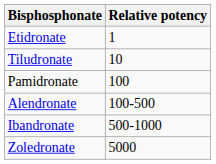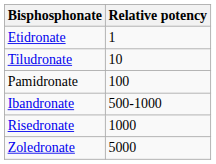- row: (42, 103)
+ row: (41, 125)
